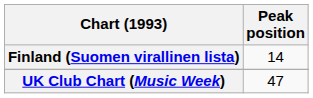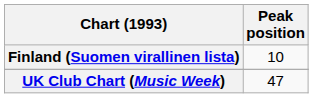(276, 57) 14 -> (276, 57) 10
